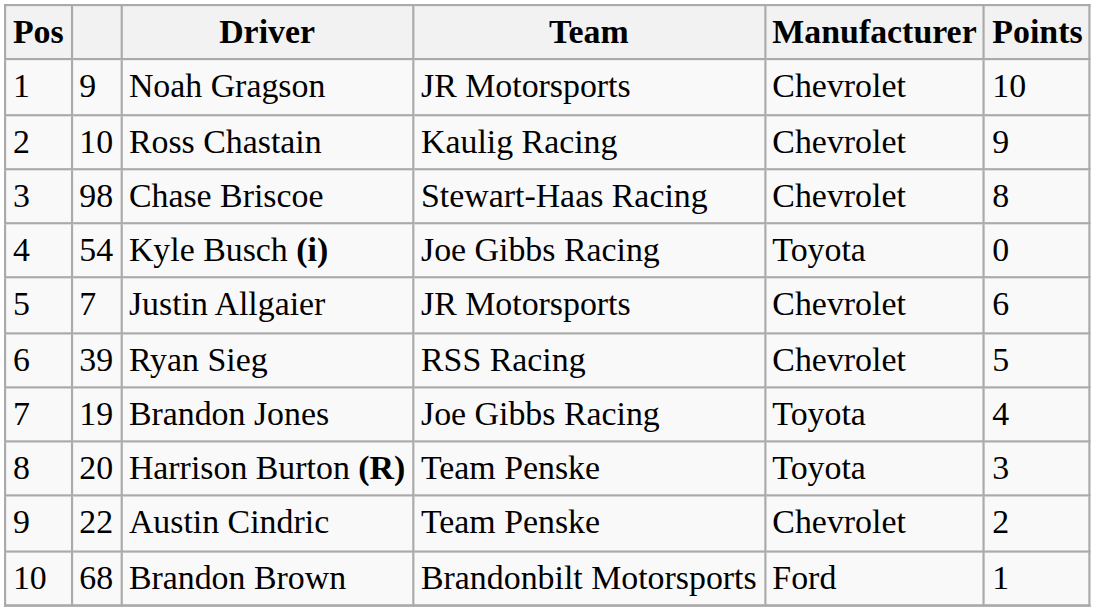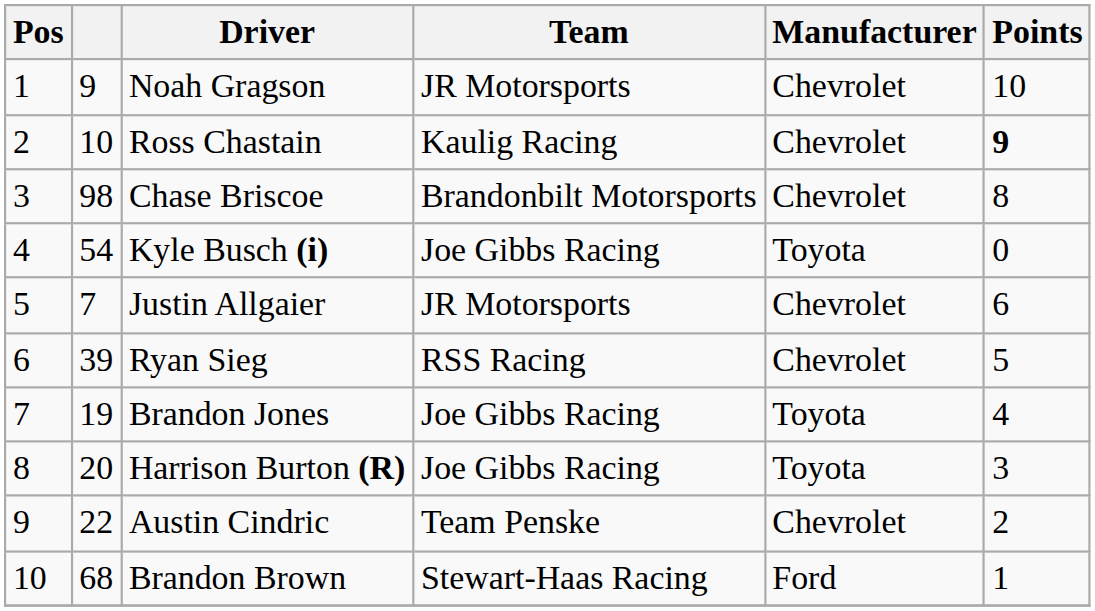(1001, 140) normal -> (1001, 140) bold
(564, 195) Stewart-Haas Racing -> (589, 195) Brandonbilt Motorsports
(511, 467) Team Penske -> (540, 467) Joe Gibbs Racing
(589, 576) Brandonbilt Motorsports -> (564, 576) Stewart-Haas Racing
